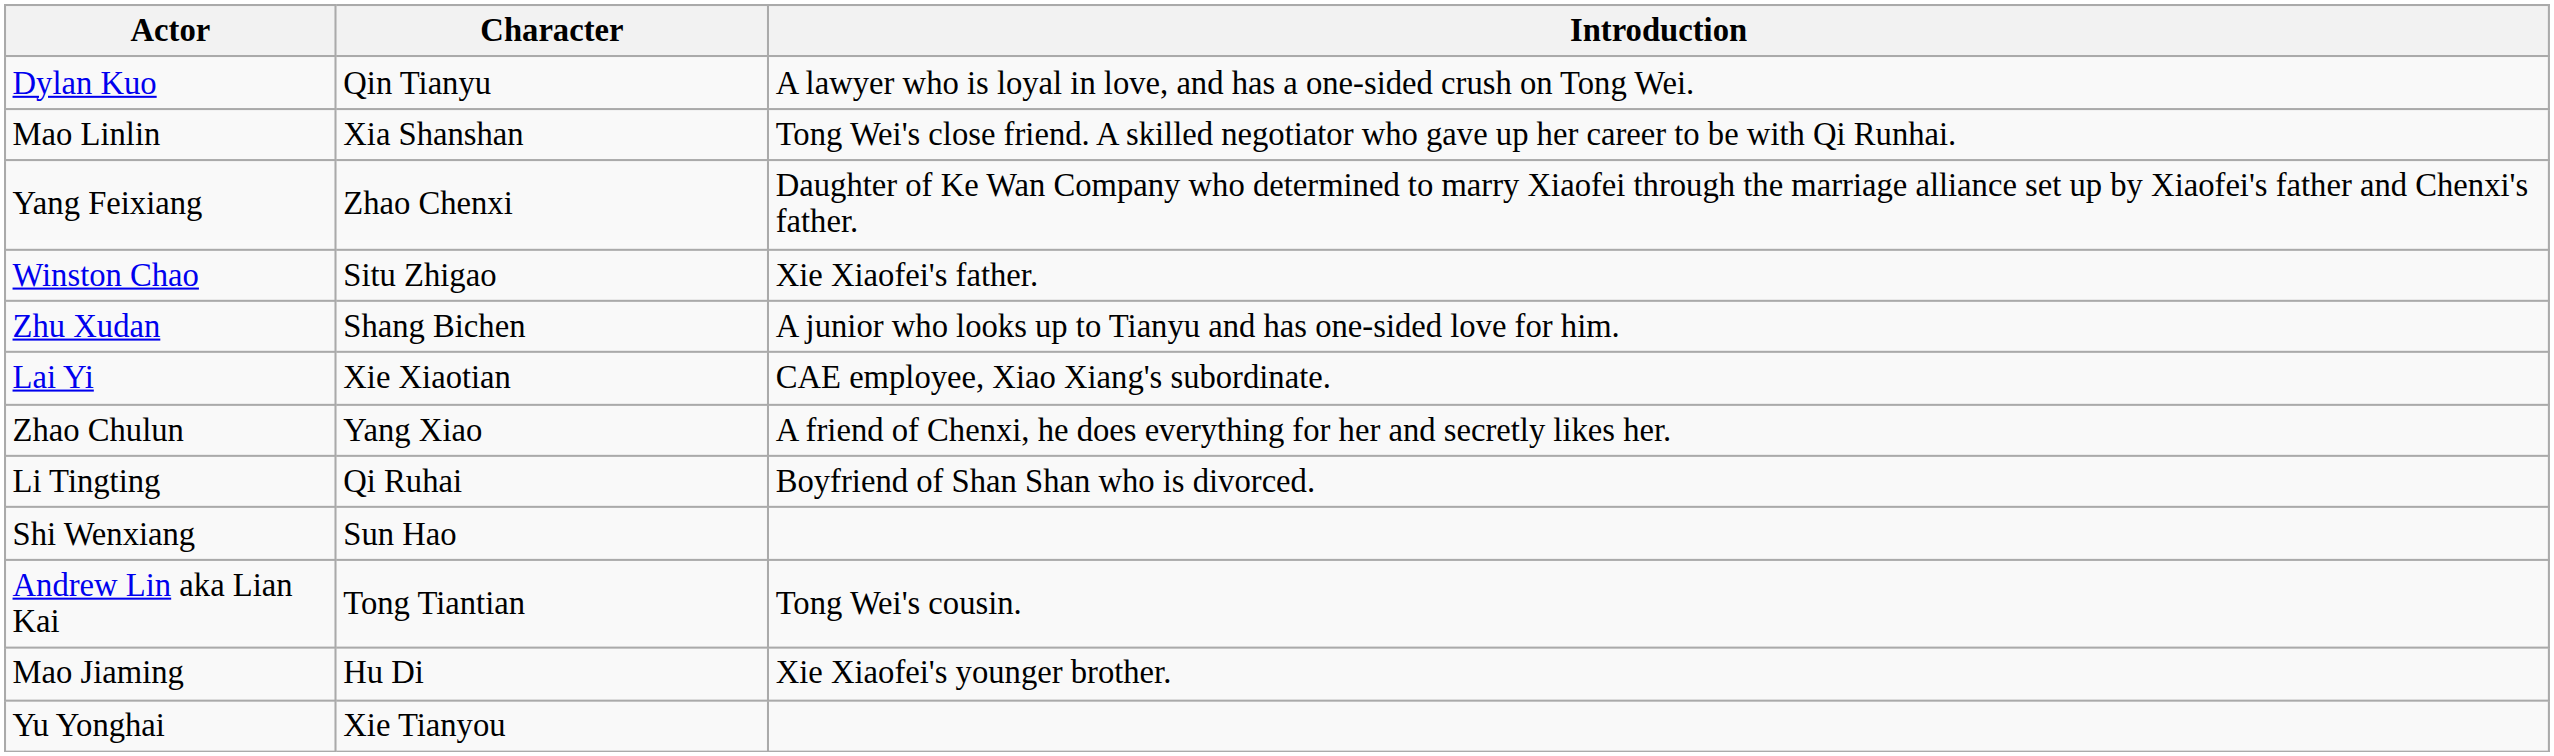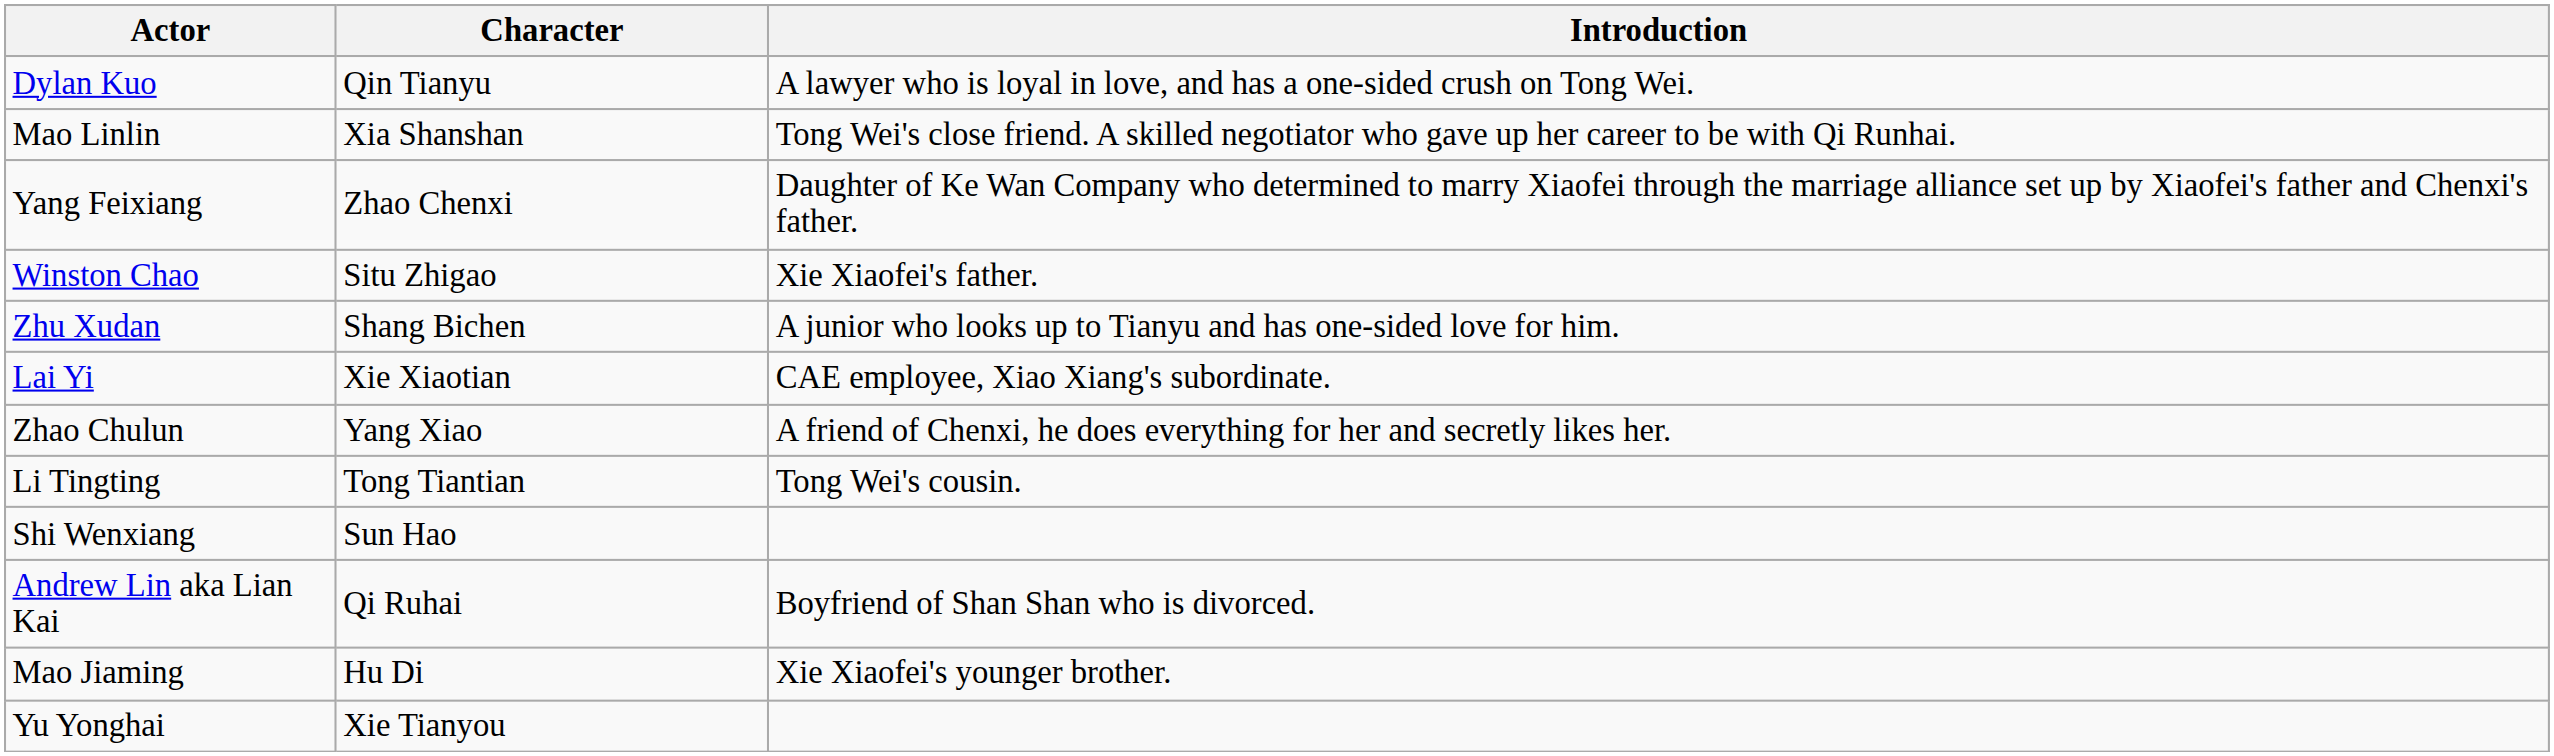(403, 481) Qi Ruhai -> (434, 481) Tong Tiantian
(1045, 481) Boyfriend of Shan Shan who is divorced. -> (899, 481) Tong Wei's cousin.
(434, 603) Tong Tiantian -> (403, 603) Qi Ruhai
(899, 603) Tong Wei's cousin. -> (1045, 603) Boyfriend of Shan Shan who is divorced.
